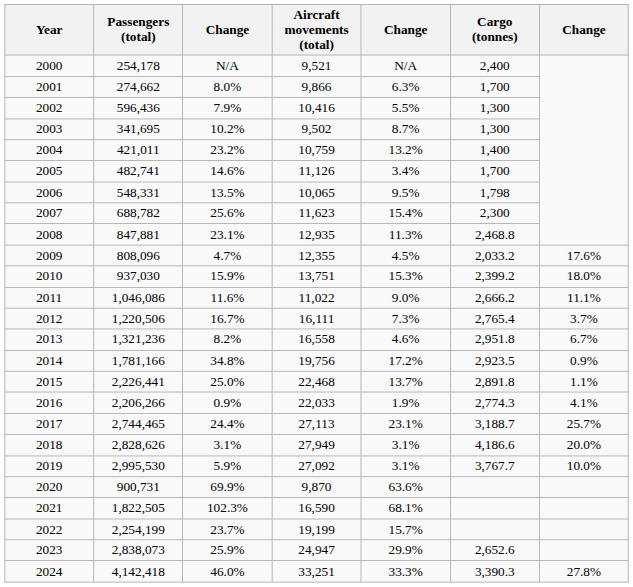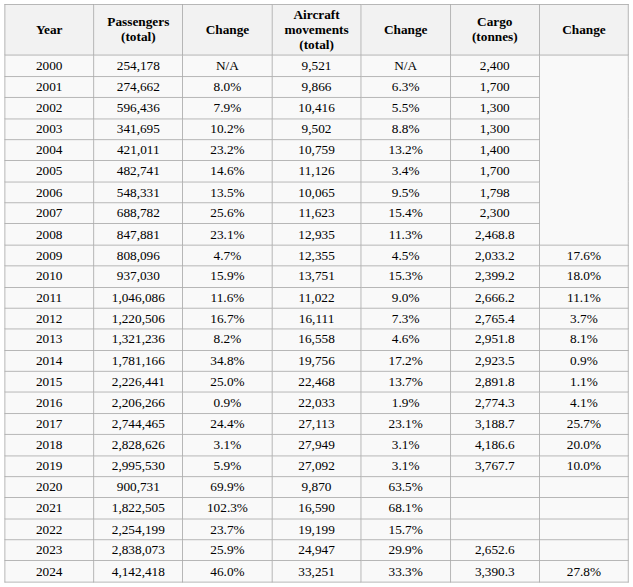(406, 129) 8.7% -> (406, 129) 8.8%
(584, 339) 6.7% -> (584, 339) 8.1%
(406, 487) 63.6% -> (406, 487) 63.5%
